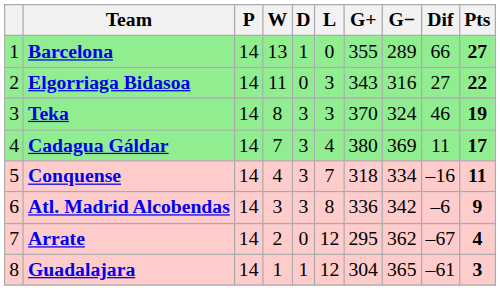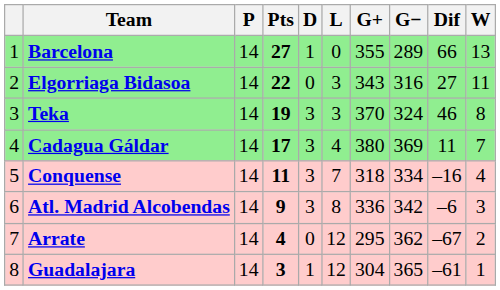columns swapped: (277, 20) <-> (477, 20)
